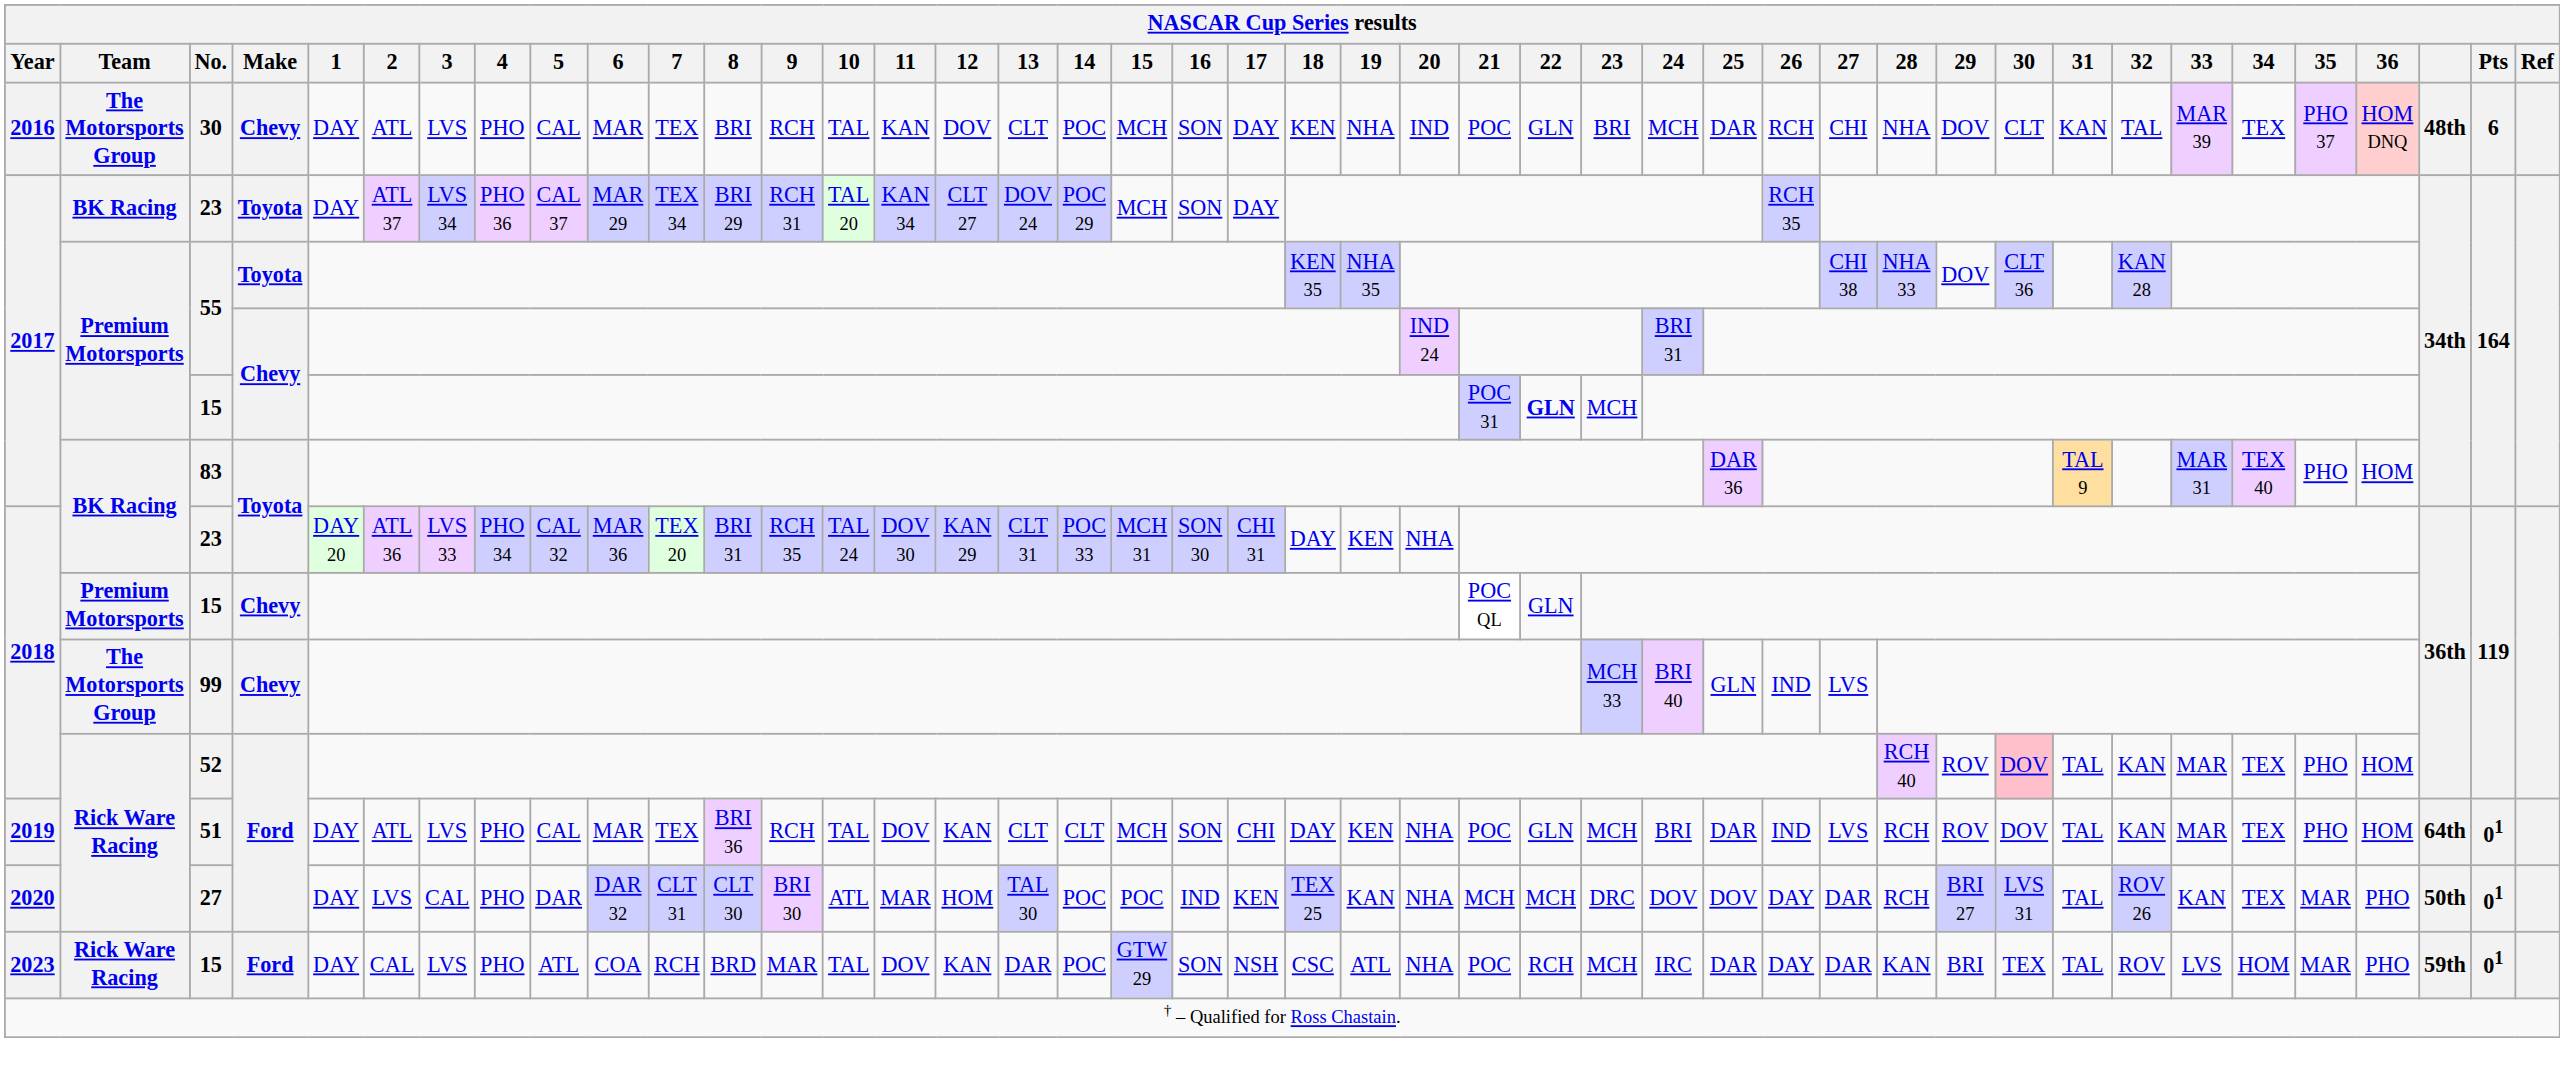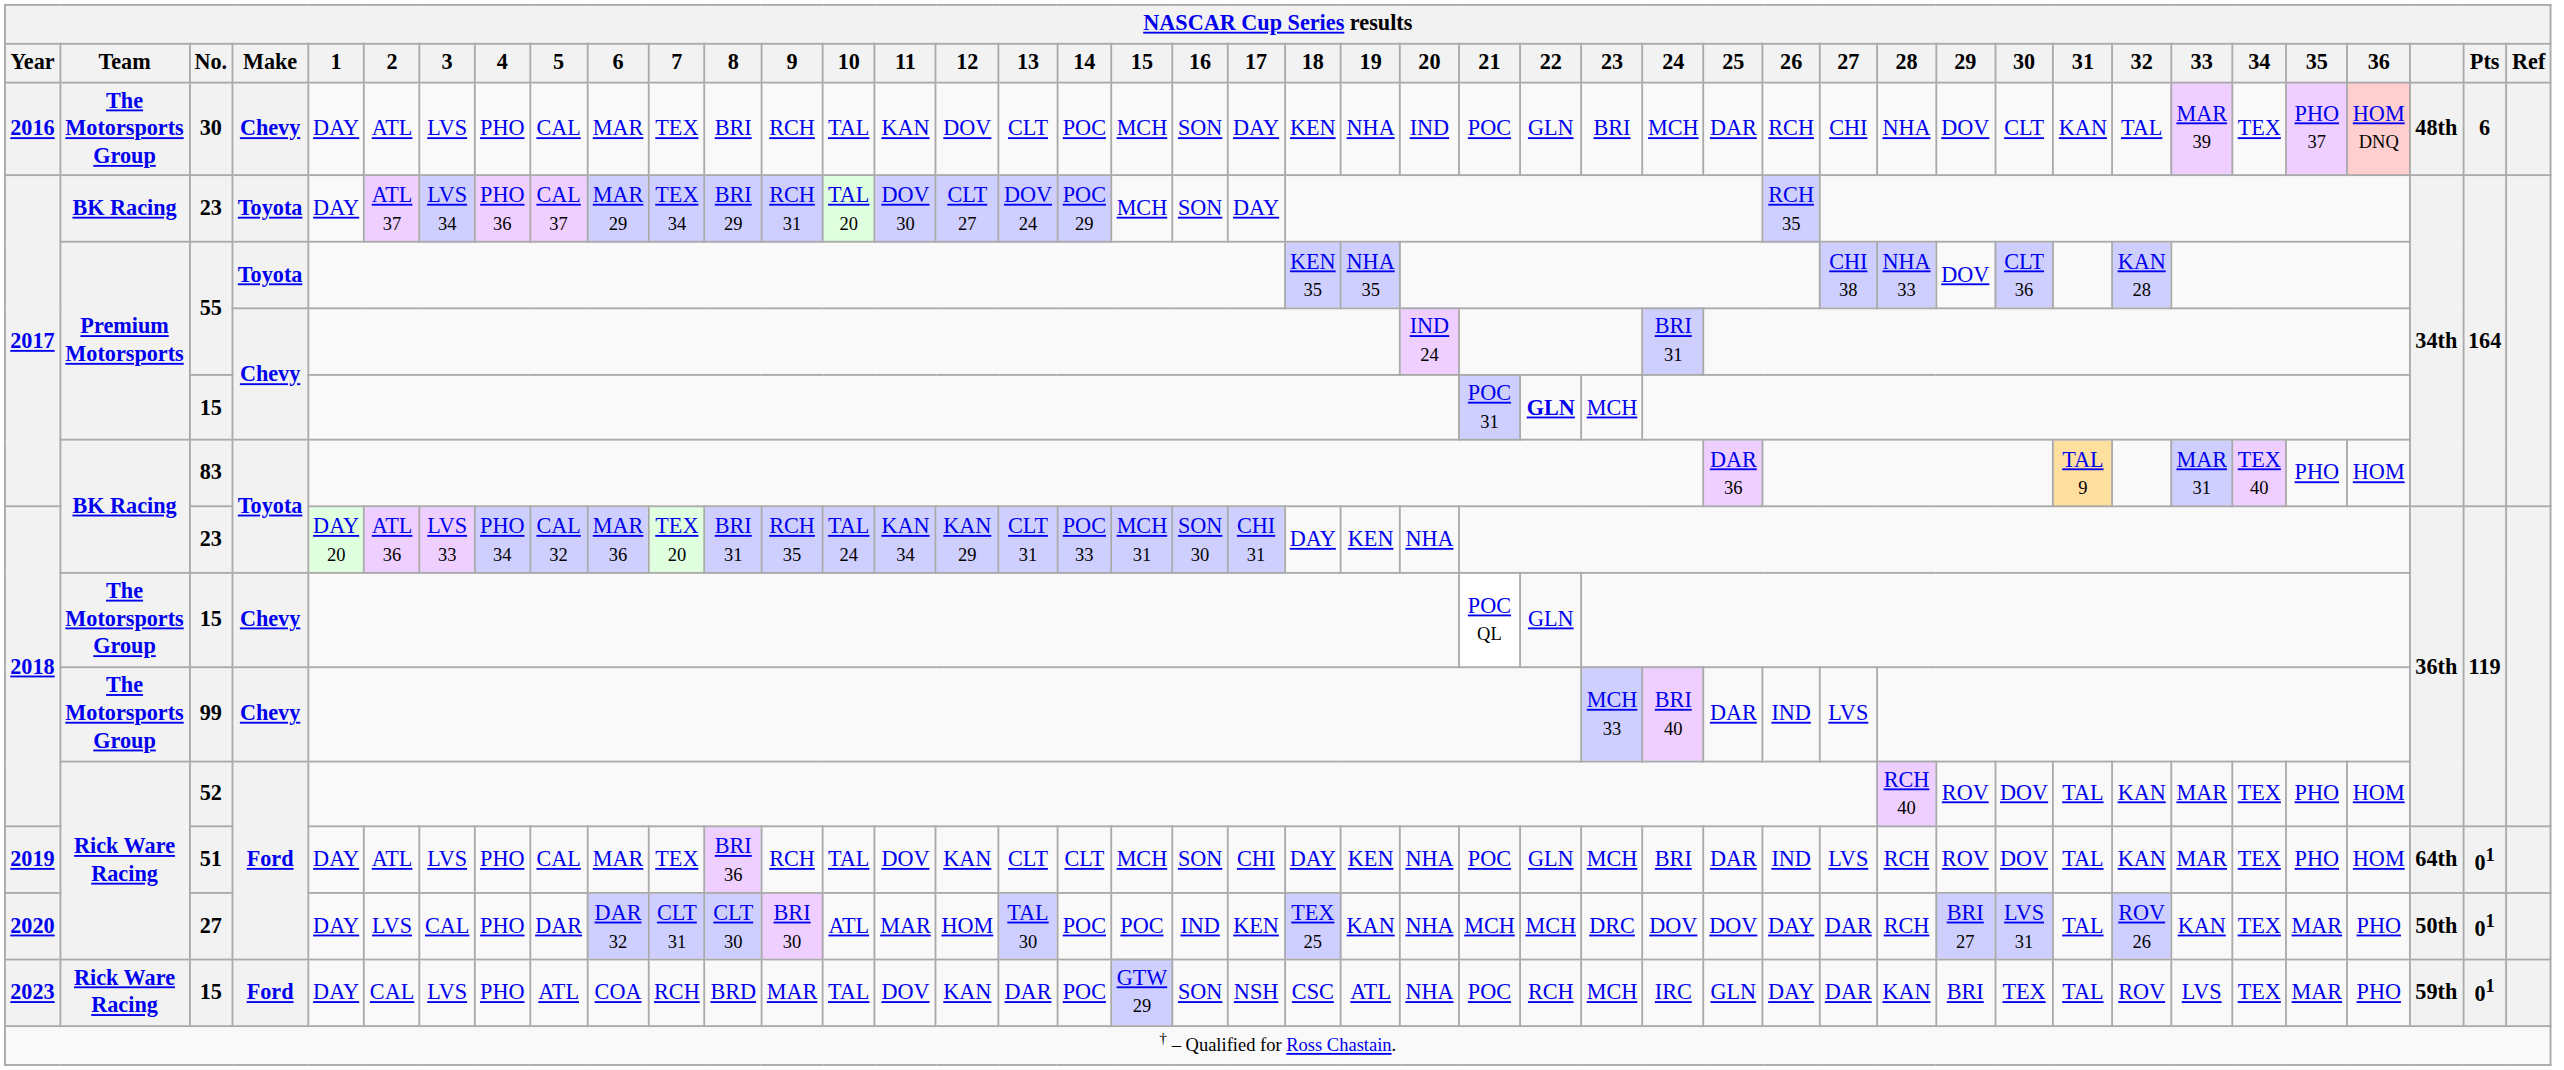(905, 207) KAN 34 -> (905, 207) DOV 30
(905, 538) DOV 30 -> (905, 538) KAN 34
(125, 605) Premium Motorsports -> (125, 619) The Motorsports Group
(1733, 685) GLN -> (1733, 713) DAR
(2024, 765) pink background -> (2024, 793) no background
(1733, 964) DAR -> (1733, 992) GLN
(2264, 964) HOM -> (2259, 992) TEX
